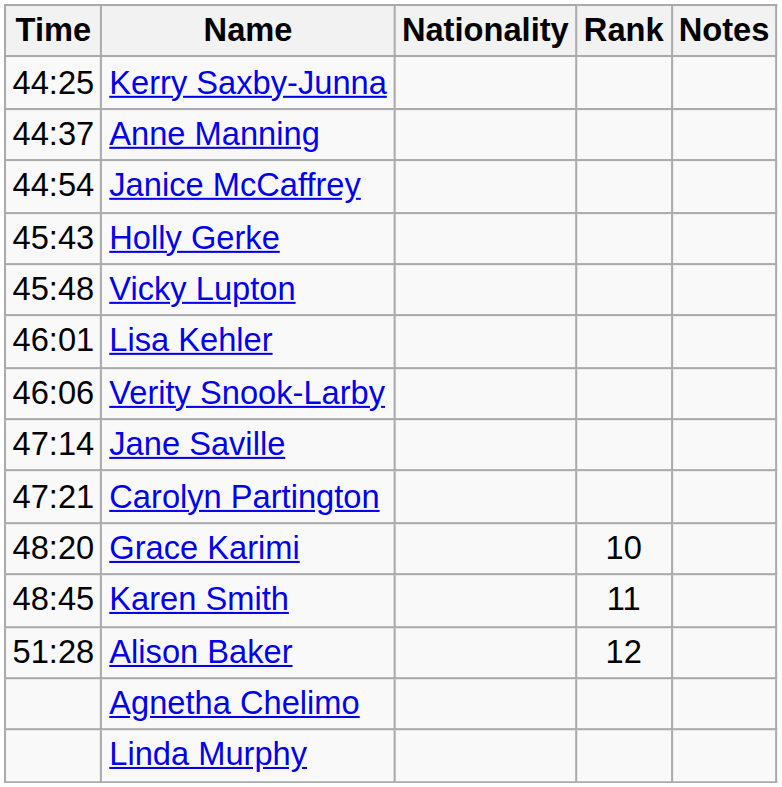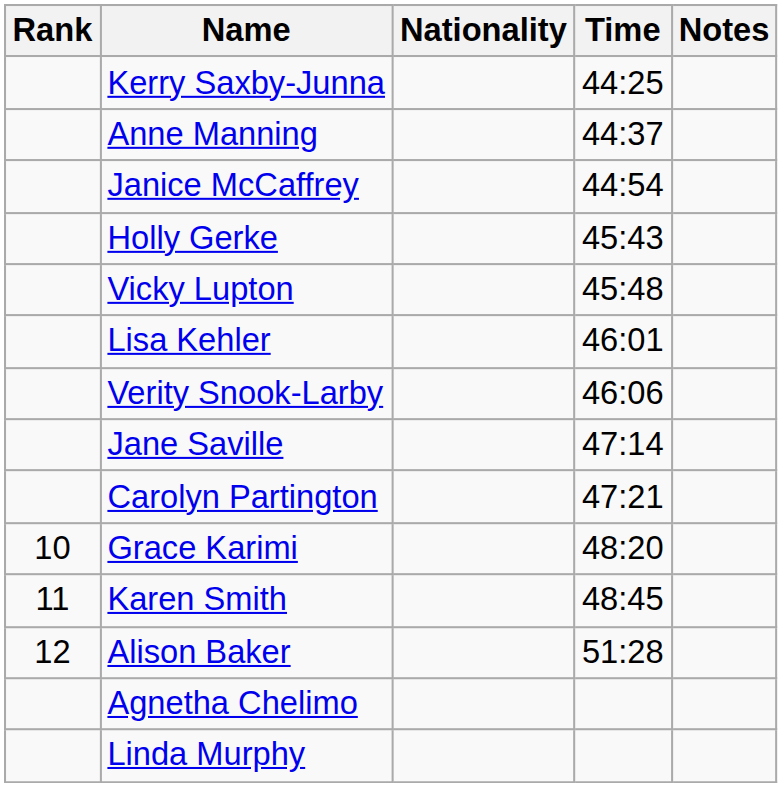columns swapped: (624, 30) <-> (53, 30)
